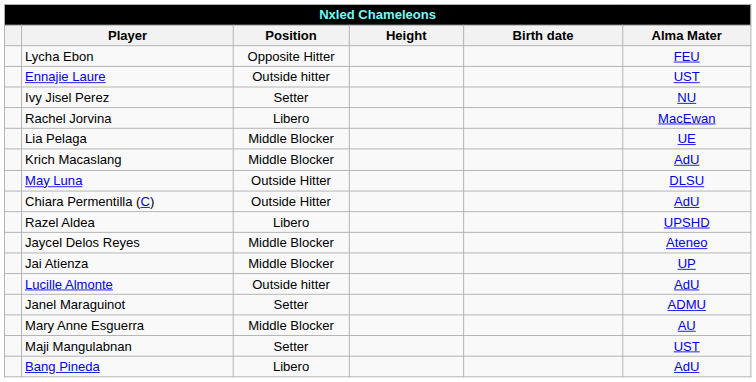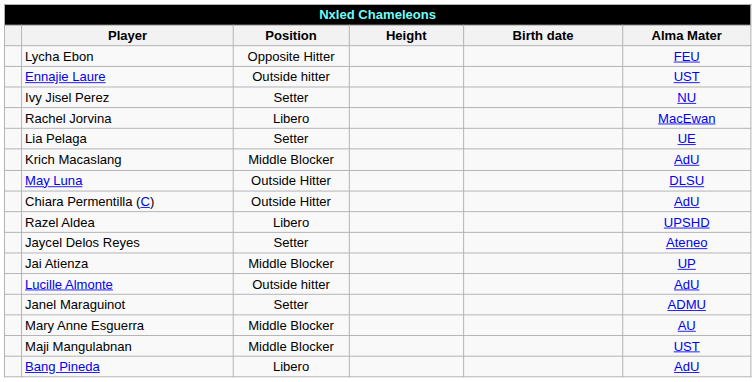(291, 139) Middle Blocker -> (291, 139) Setter
(291, 243) Middle Blocker -> (291, 243) Setter
(291, 346) Setter -> (291, 346) Middle Blocker
